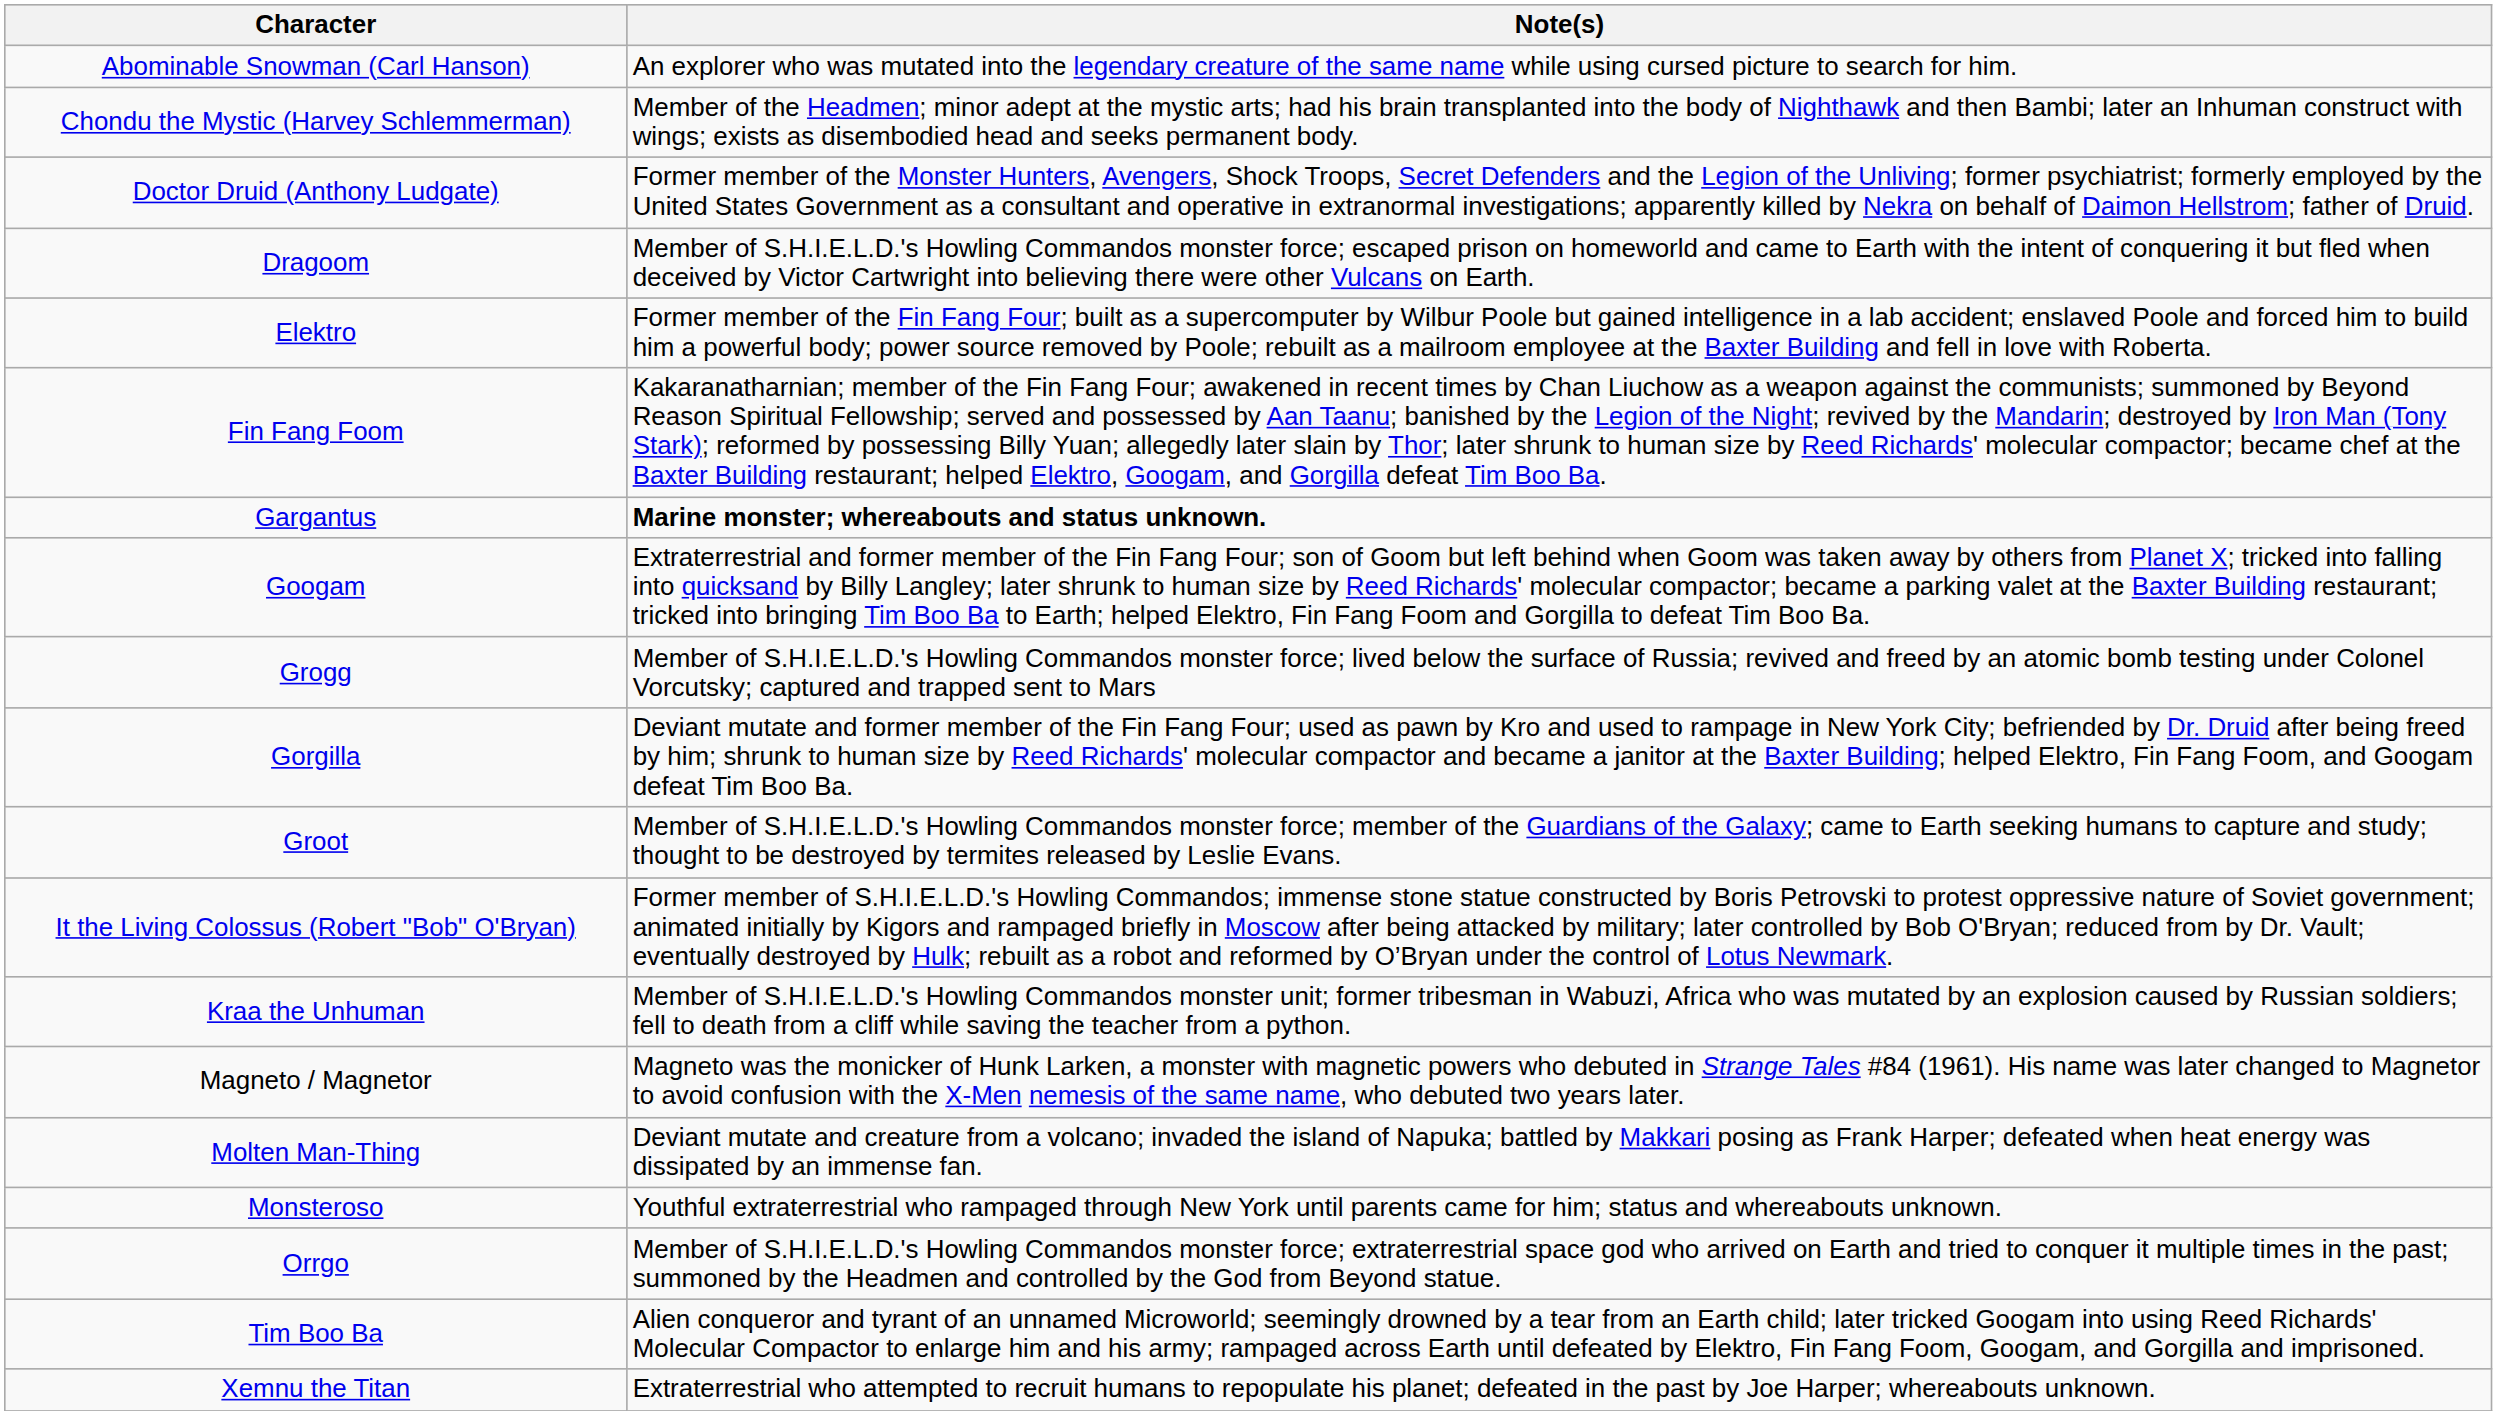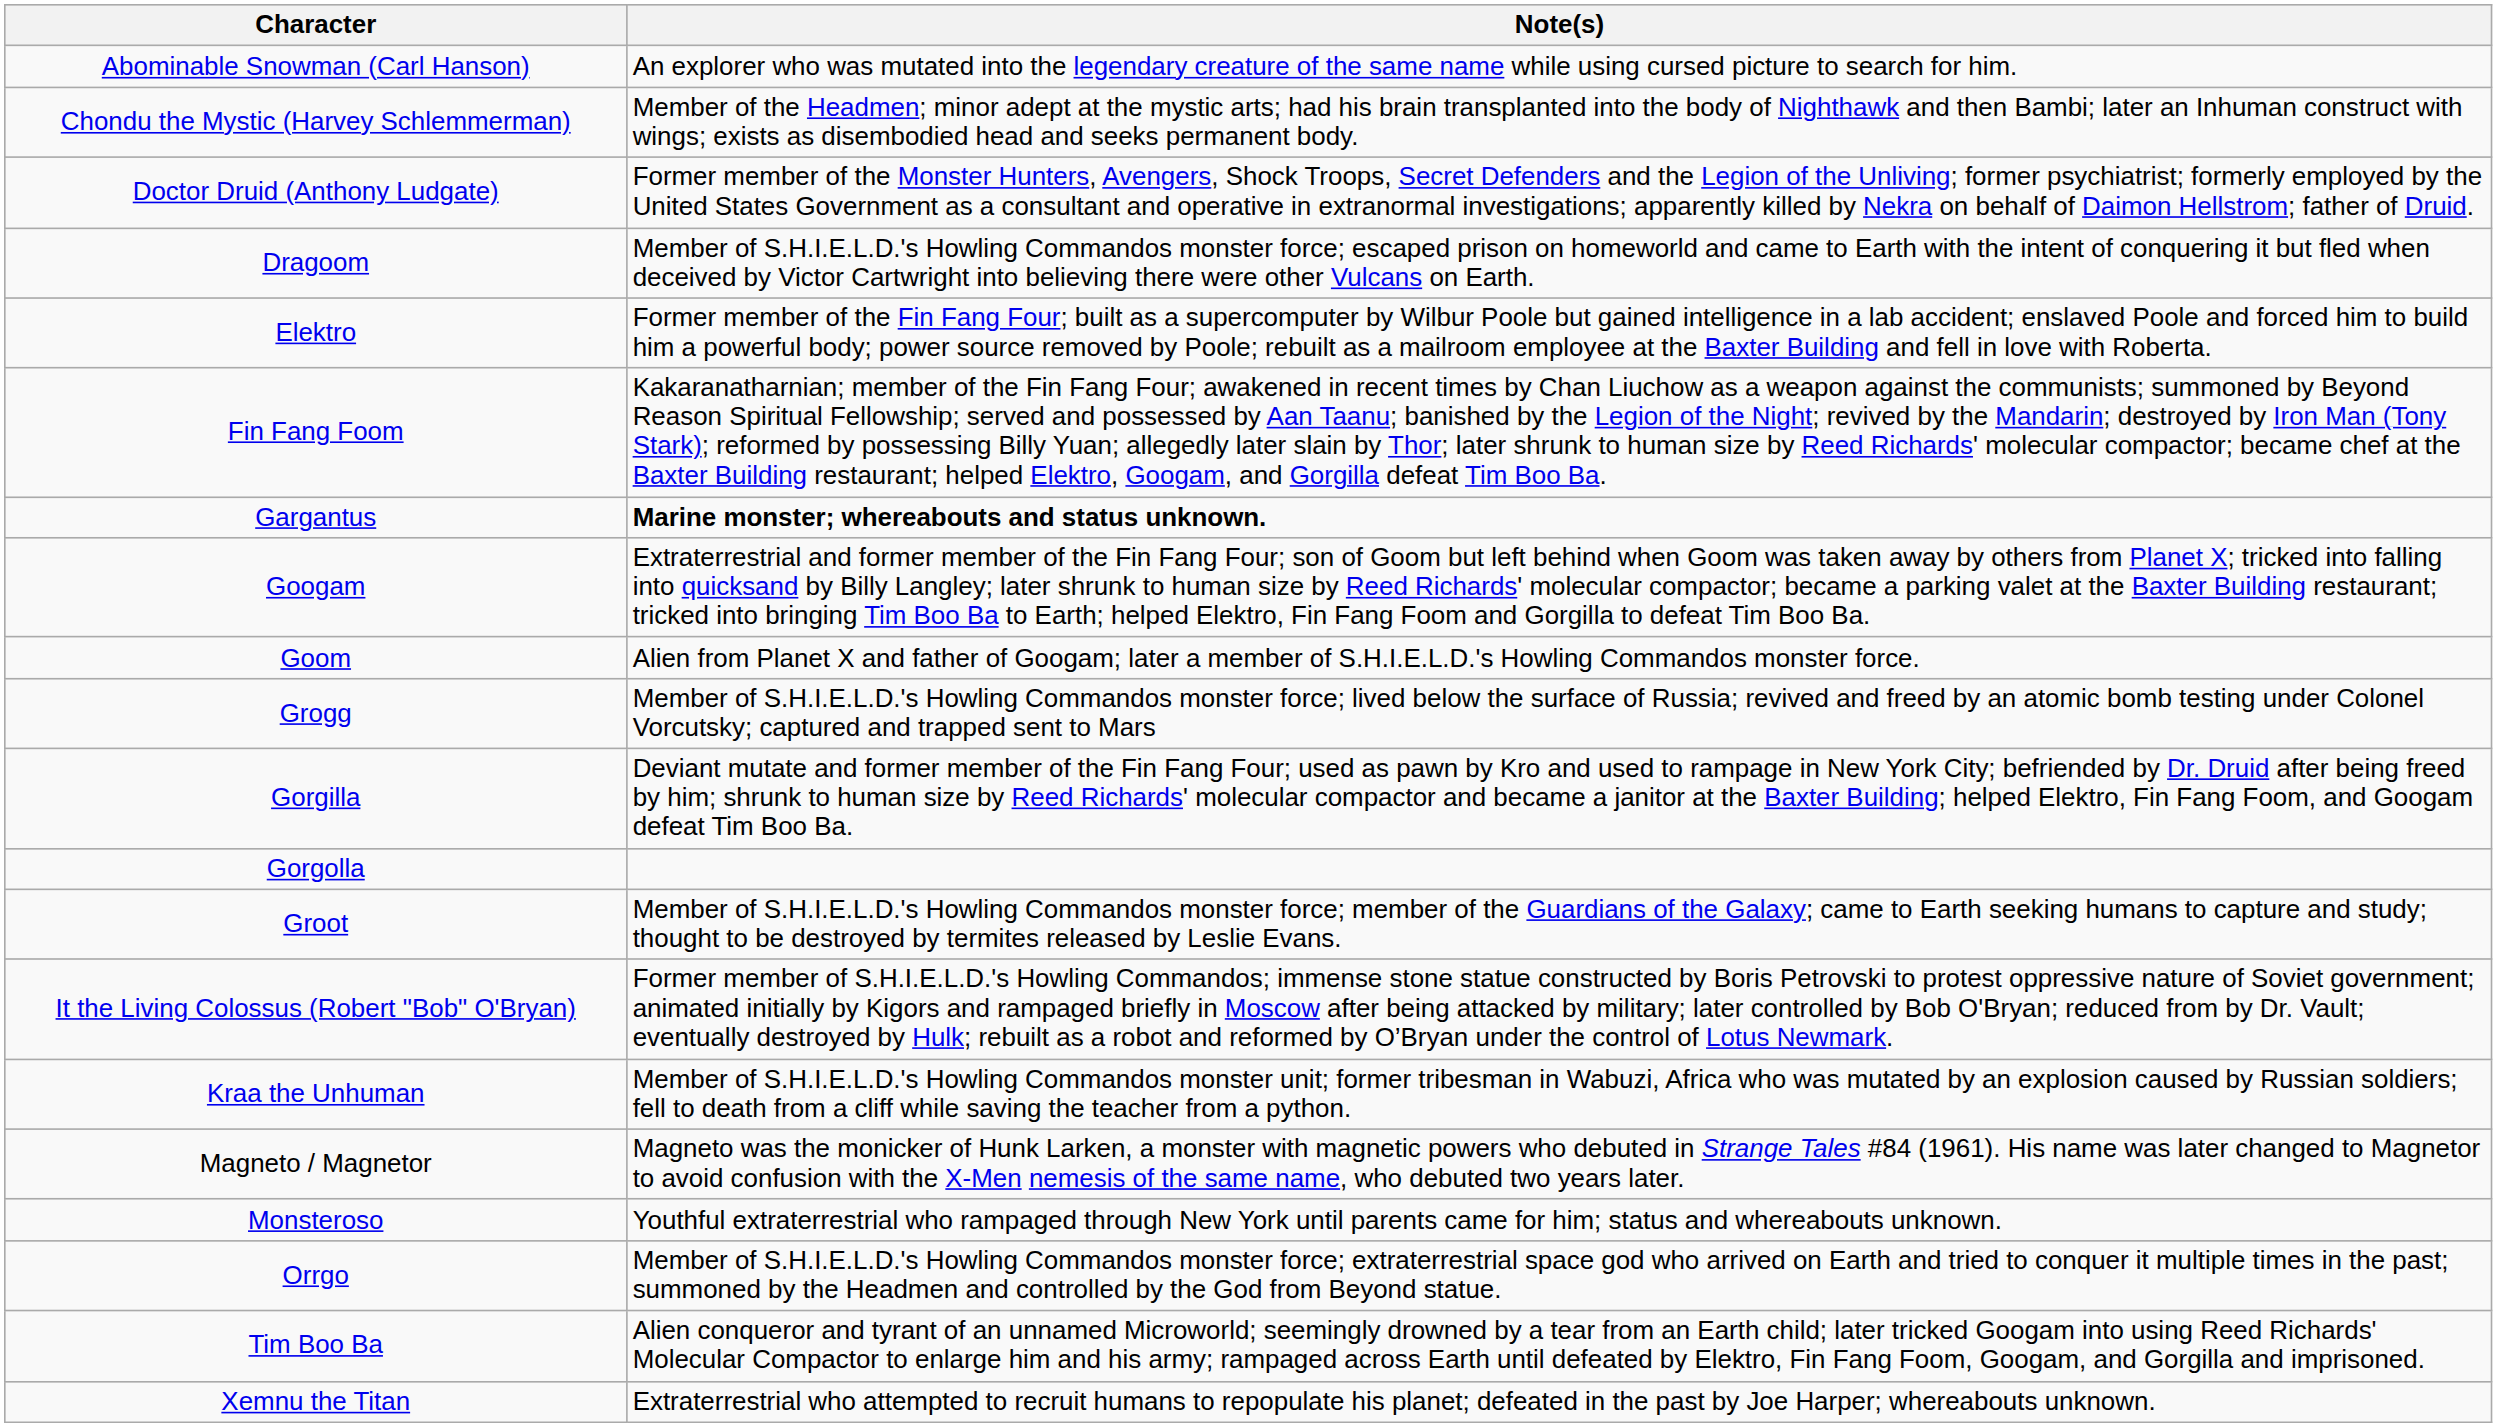+ row: (316, 657)
+ row: (316, 868)
- row: (316, 1151)
